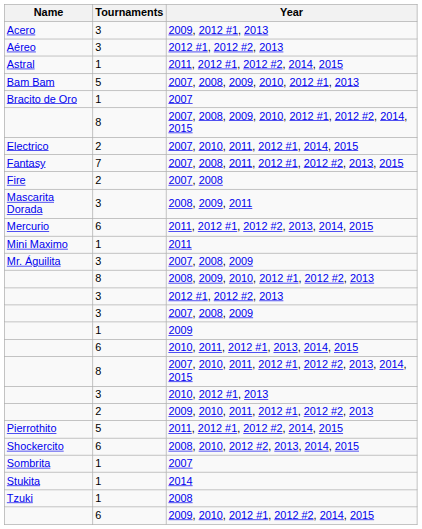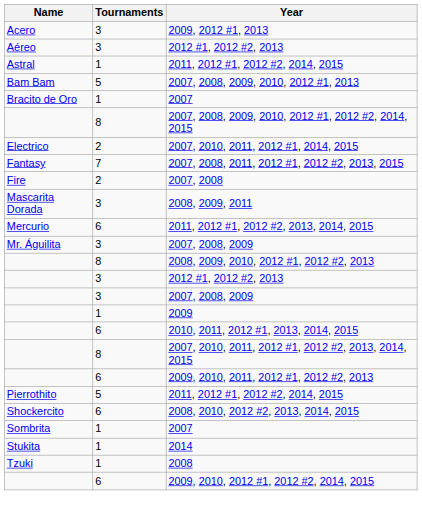- row: (37, 244)
- row: (49, 395)
(98, 412) 2 -> (98, 377) 6
